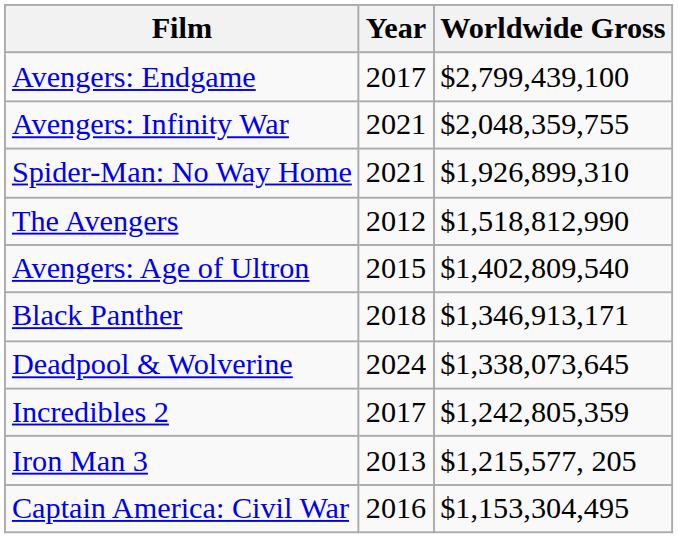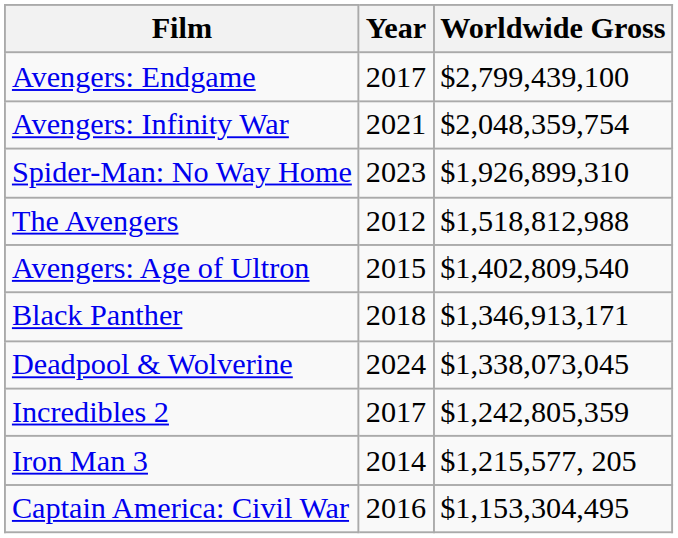(535, 124) $2,048,359,755 -> (535, 124) $2,048,359,754
(396, 172) 2021 -> (396, 172) 2023
(535, 220) $1,518,812,990 -> (535, 220) $1,518,812,988
(535, 364) $1,338,073,645 -> (535, 364) $1,338,073,045
(396, 460) 2013 -> (396, 460) 2014
